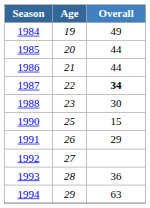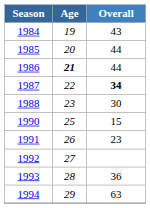(116, 31) 49 -> (116, 31) 43
(70, 67) normal -> (70, 67) bold
(116, 140) 29 -> (116, 140) 23
